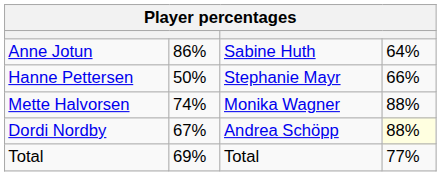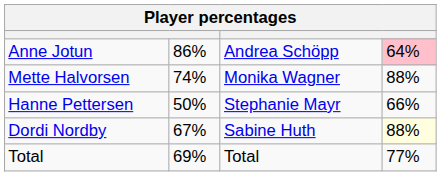(270, 51) Sabine Huth -> (281, 51) Andrea Schöpp
(403, 51) no background -> (403, 51) pink background
rows swapped: (69, 104) <-> (71, 78)
(281, 130) Andrea Schöpp -> (270, 130) Sabine Huth
